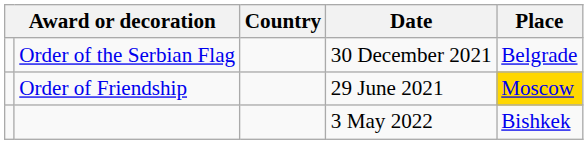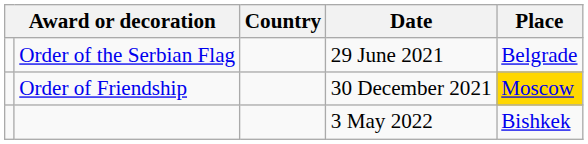(411, 54) 30 December 2021 -> (387, 54) 29 June 2021
(387, 88) 29 June 2021 -> (411, 88) 30 December 2021
